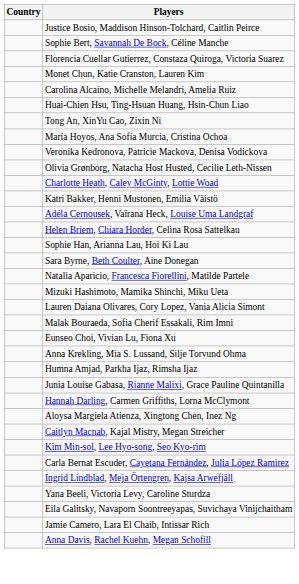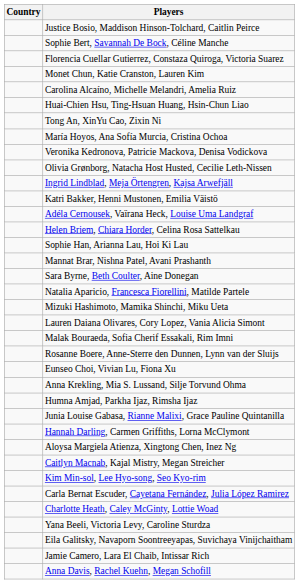rows swapped: (132, 183) <-> (139, 478)
+ row: (128, 261)
+ row: (162, 354)
